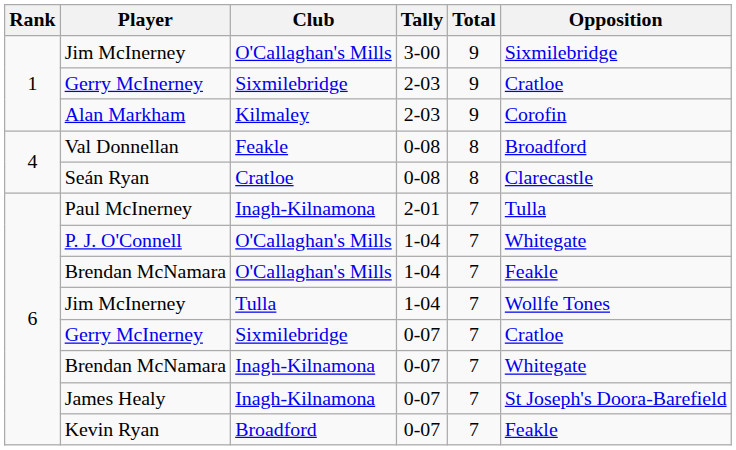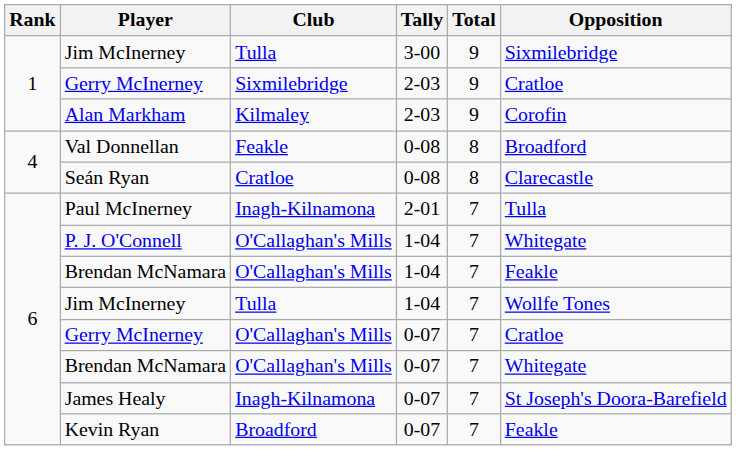(313, 51) O'Callaghan's Mills -> (256, 51) Tulla
(291, 334) Sixmilebridge -> (313, 334) O'Callaghan's Mills
(305, 366) Inagh-Kilnamona -> (313, 366) O'Callaghan's Mills
